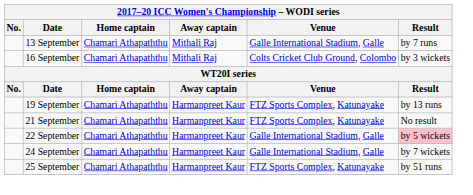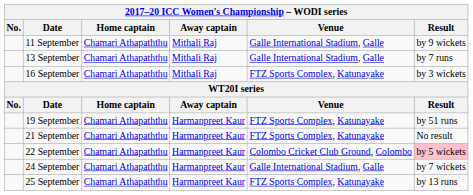+ row: (52, 43)
(323, 58) Colts Cricket Club Ground, Colombo -> (317, 74) FTZ Sports Complex, Katunayake
(421, 105) by 13 runs -> (437, 120) by 51 runs
(317, 136) Galle International Stadium, Galle -> (331, 151) Colombo Cricket Club Ground, Colombo
(421, 167) by 51 runs -> (437, 182) by 13 runs
